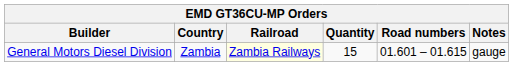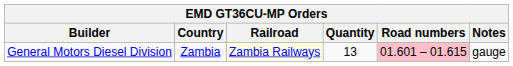(350, 52) 15 -> (350, 52) 13
(423, 52) no background -> (423, 52) pink background
